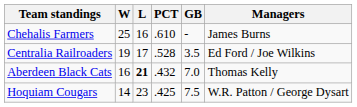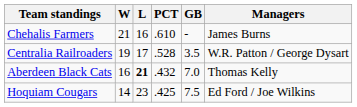(124, 33) 25 -> (124, 33) 21
(261, 53) Ed Ford / Joe Wilkins -> (278, 53) W.R. Patton / George Dysart
(278, 92) W.R. Patton / George Dysart -> (261, 92) Ed Ford / Joe Wilkins
